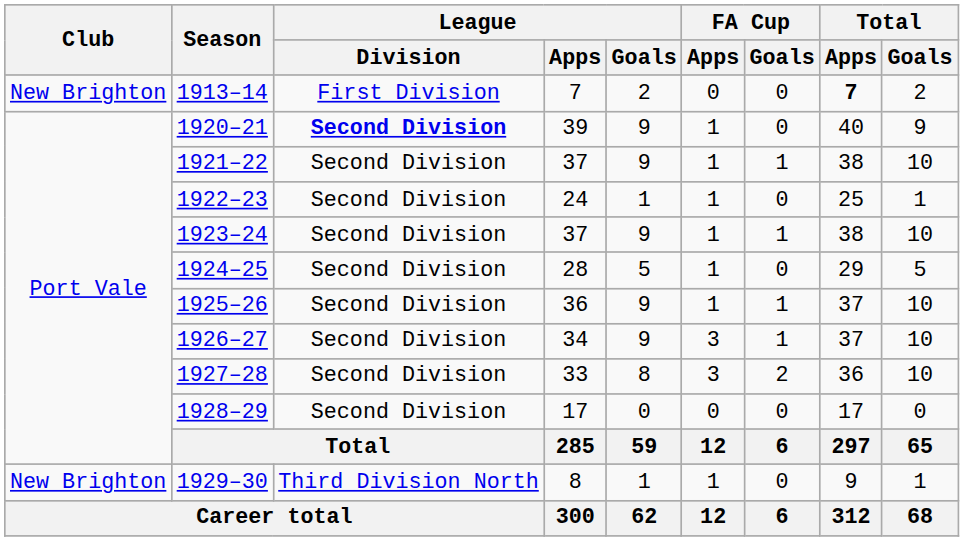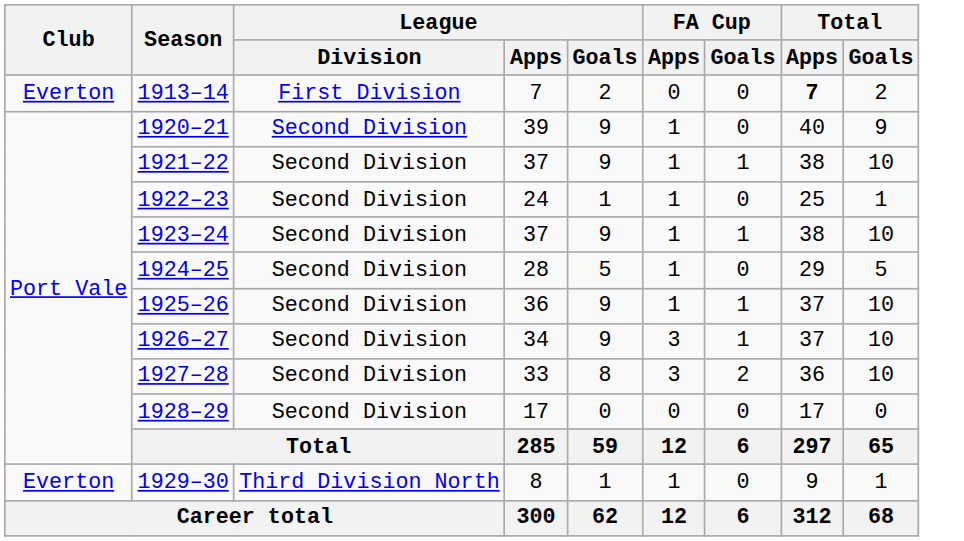(88, 93) New Brighton -> (69, 93) Everton
(409, 129) bold -> (369, 129) normal
(88, 483) New Brighton -> (69, 483) Everton
